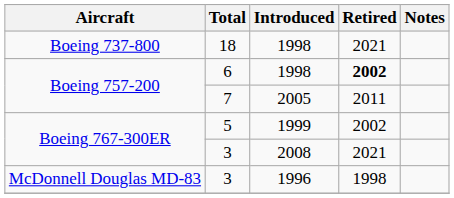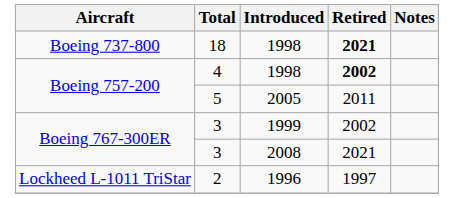(369, 44) normal -> (359, 44) bold
(227, 71) 6 -> (217, 71) 4
(227, 98) 7 -> (217, 98) 5
(227, 125) 5 -> (217, 125) 3
+ row: (105, 179)
- row: (105, 179)
